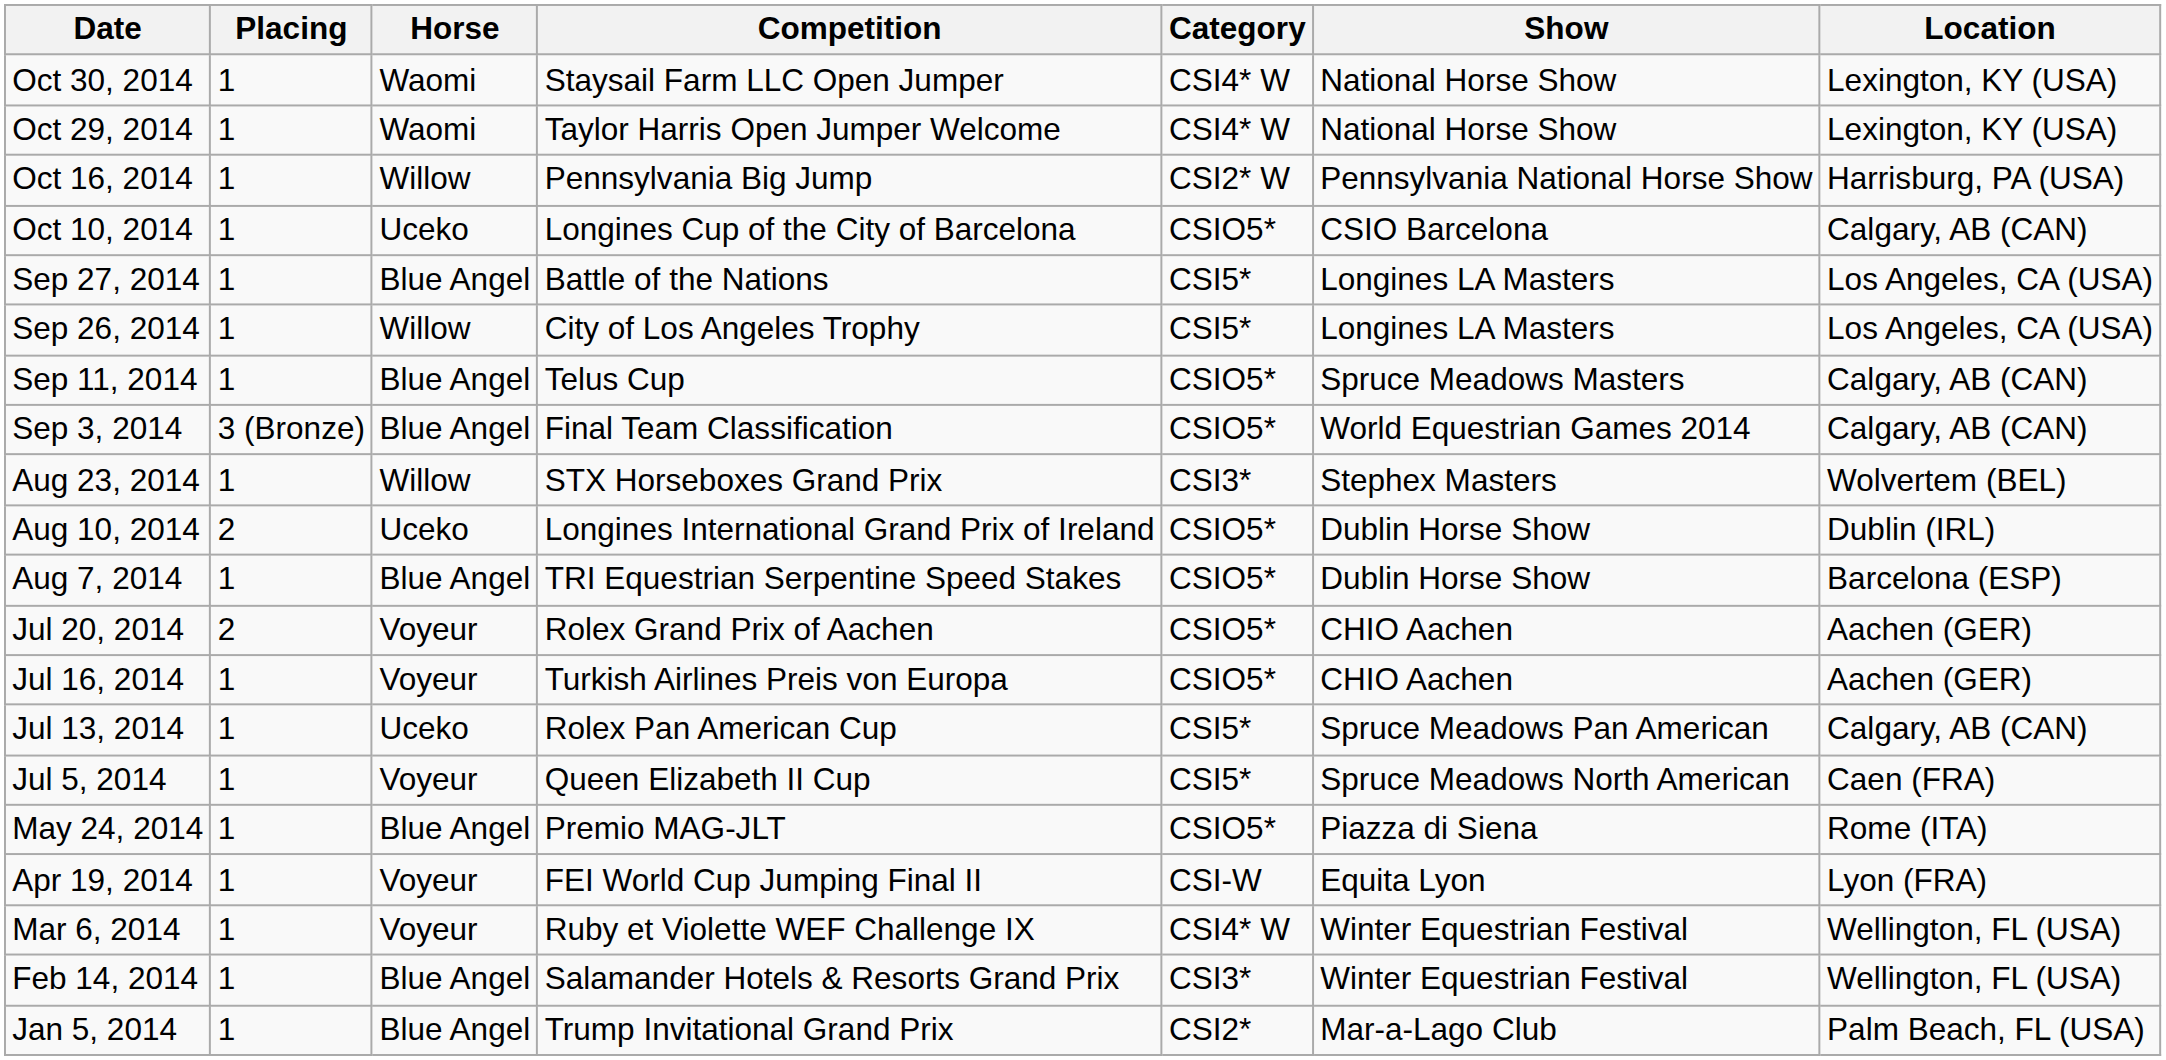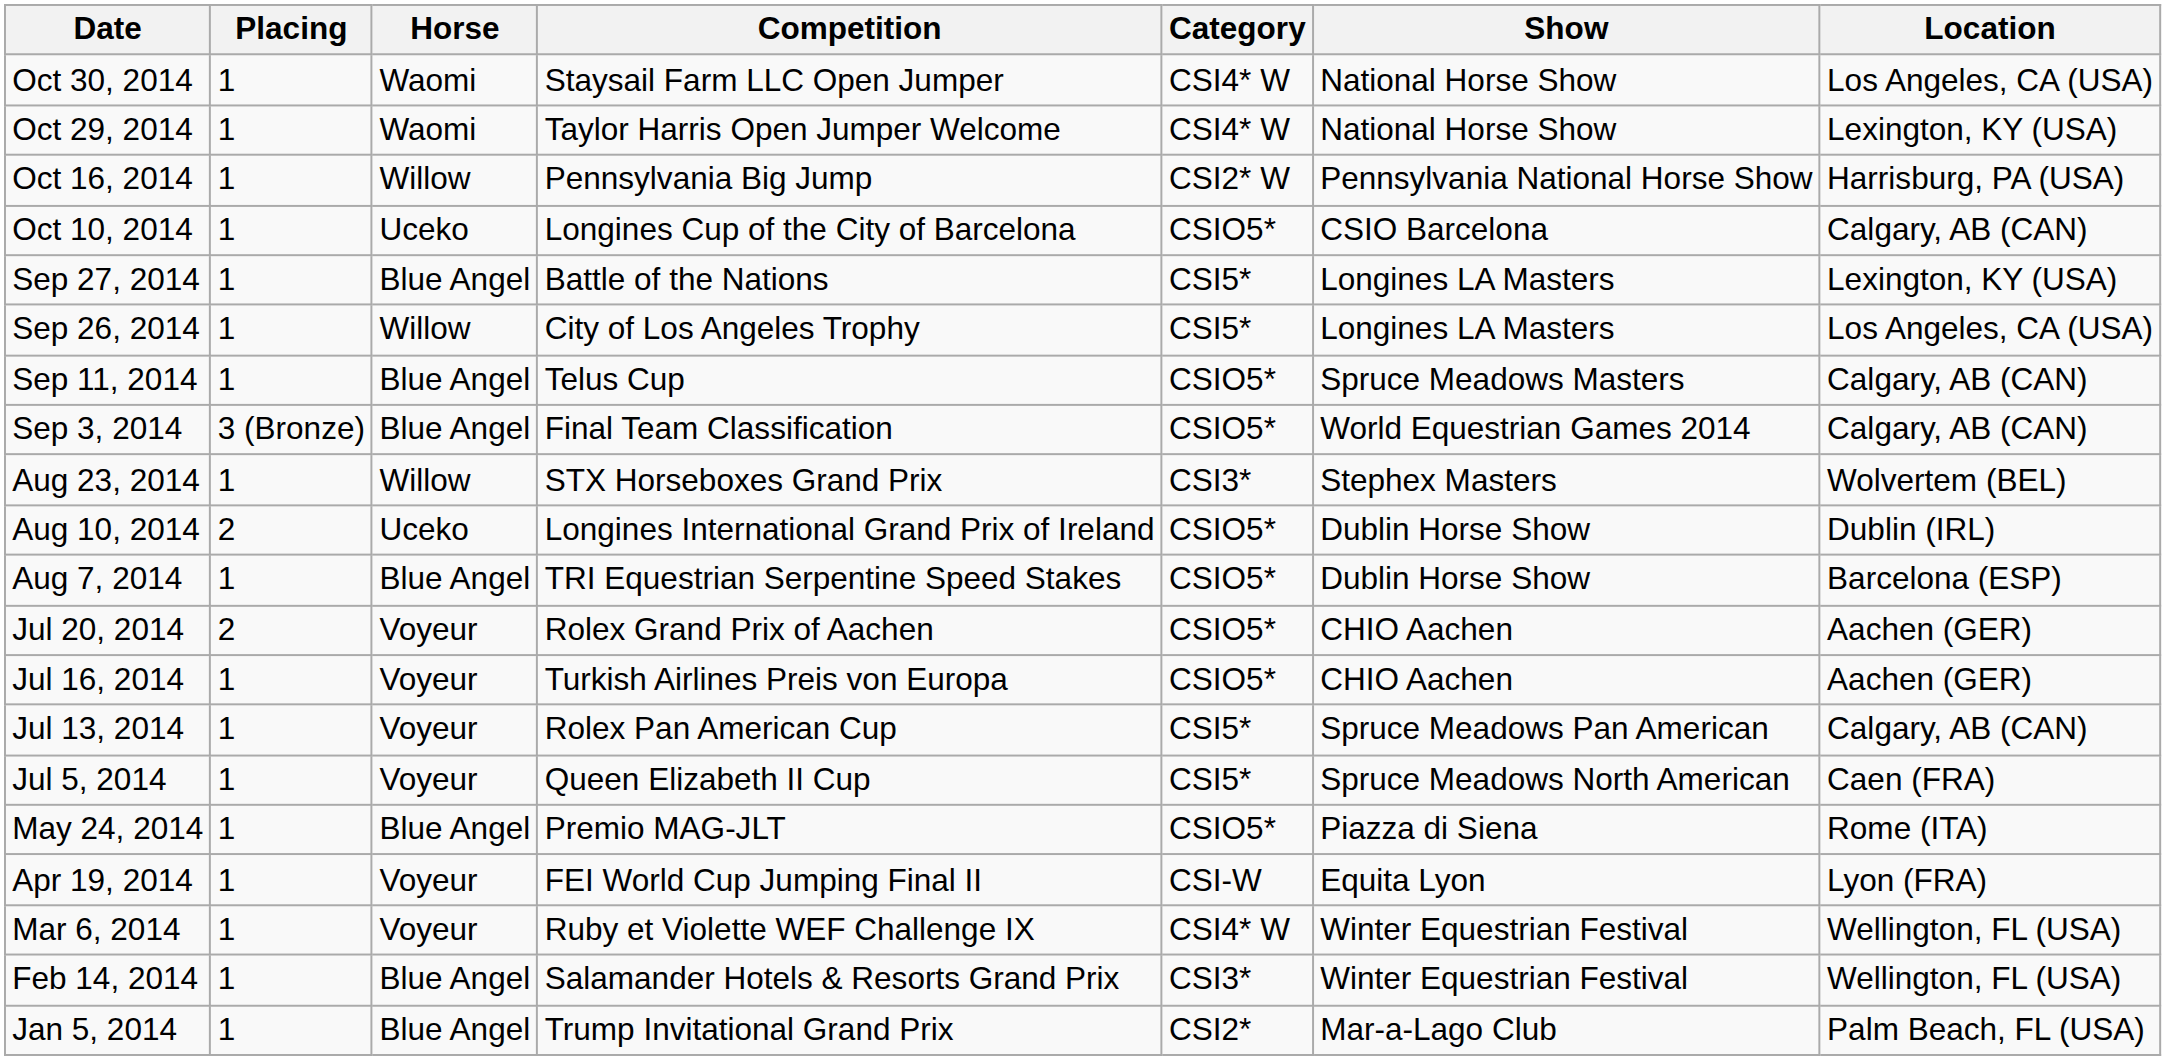(1972, 79) Lexington, KY (USA) -> (1990, 79) Los Angeles, CA (USA)
(1990, 279) Los Angeles, CA (USA) -> (1972, 279) Lexington, KY (USA)
(424, 729) Uceko -> (429, 729) Voyeur
